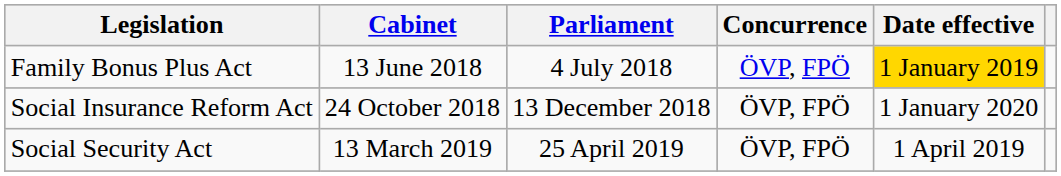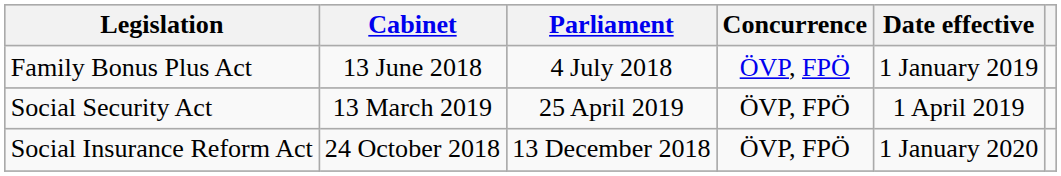(959, 66) gold background -> (959, 66) no background
rows swapped: (112, 149) <-> (162, 107)
